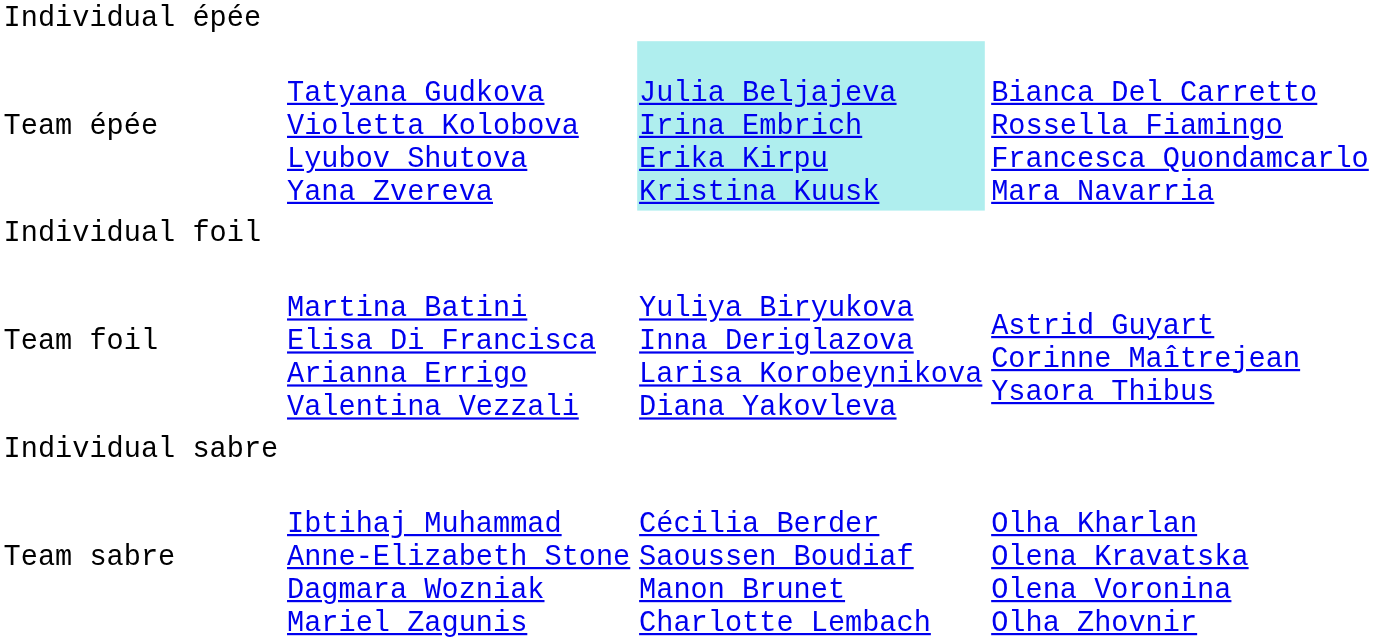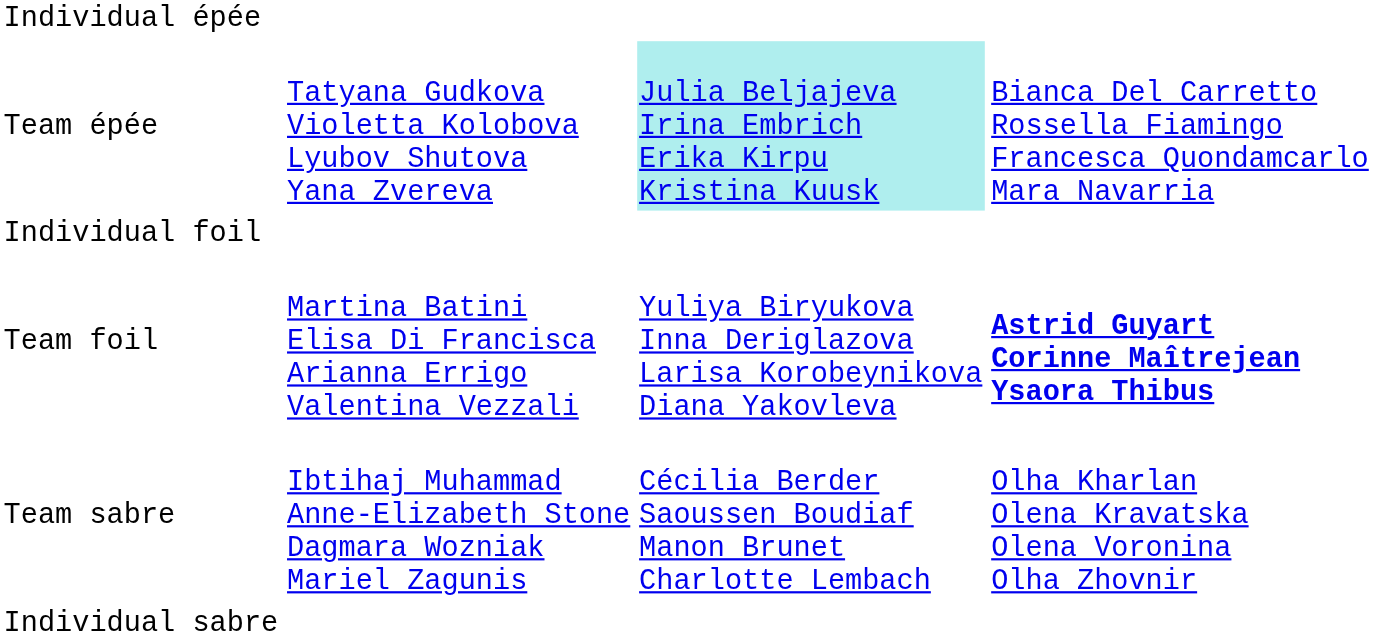(1146, 358) normal -> (1146, 358) bold
rows swapped: (141, 449) <-> (89, 557)
